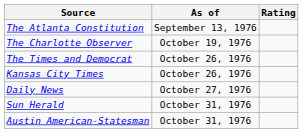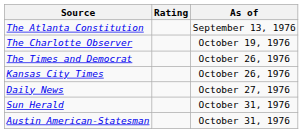columns swapped: (278, 12) <-> (205, 12)
